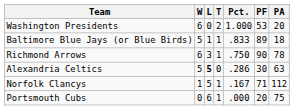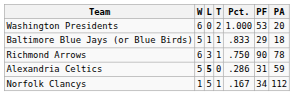(262, 40) 89 -> (262, 40) 29
(262, 69) 30 -> (262, 69) 31
(279, 69) 63 -> (279, 69) 59
(262, 84) 71 -> (262, 84) 34
- row: (46, 98)
